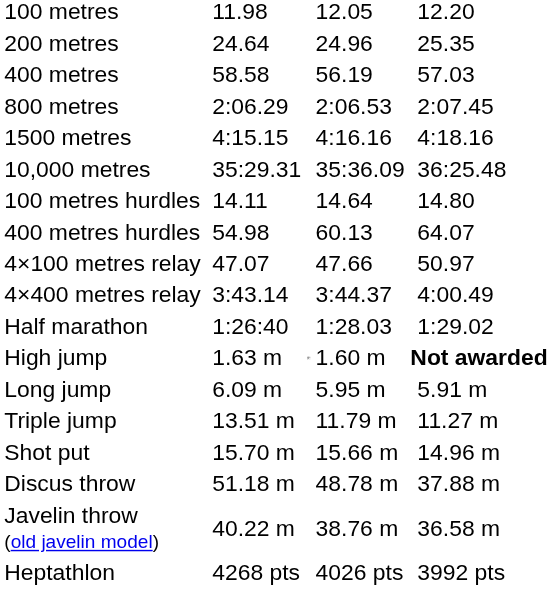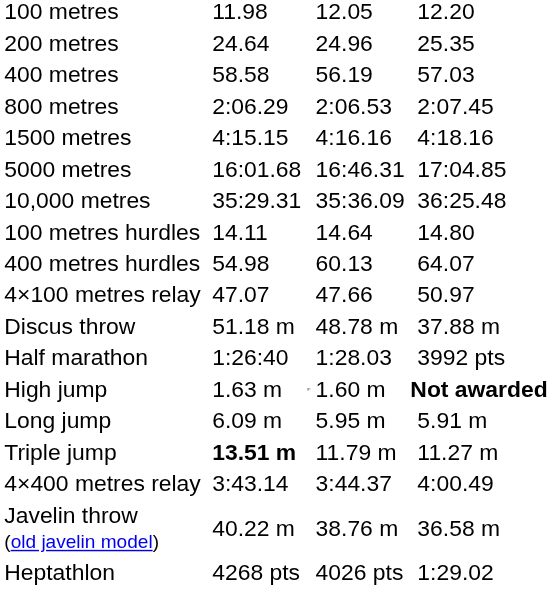+ row: (68, 169)
rows swapped: (103, 295) <-> (70, 483)
(456, 326) 1:29.02 -> (461, 358) 3992 pts
(254, 420) normal -> (254, 452) bold
- row: (47, 452)
(461, 572) 3992 pts -> (456, 572) 1:29.02
